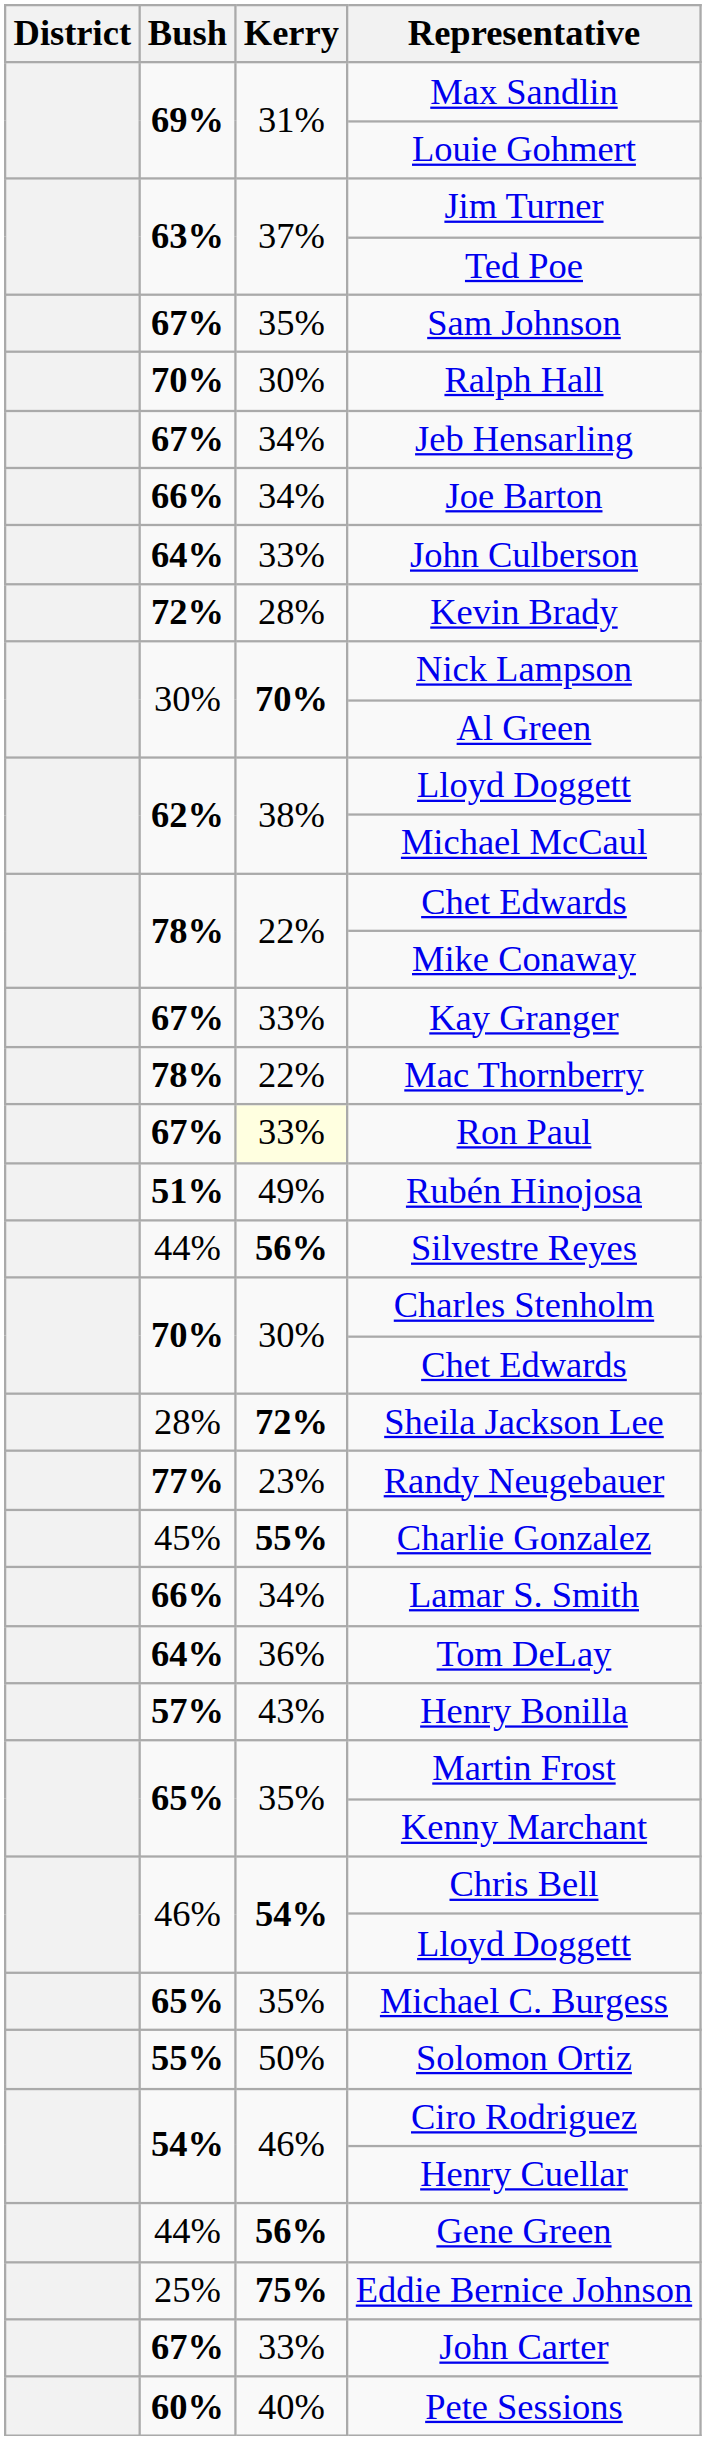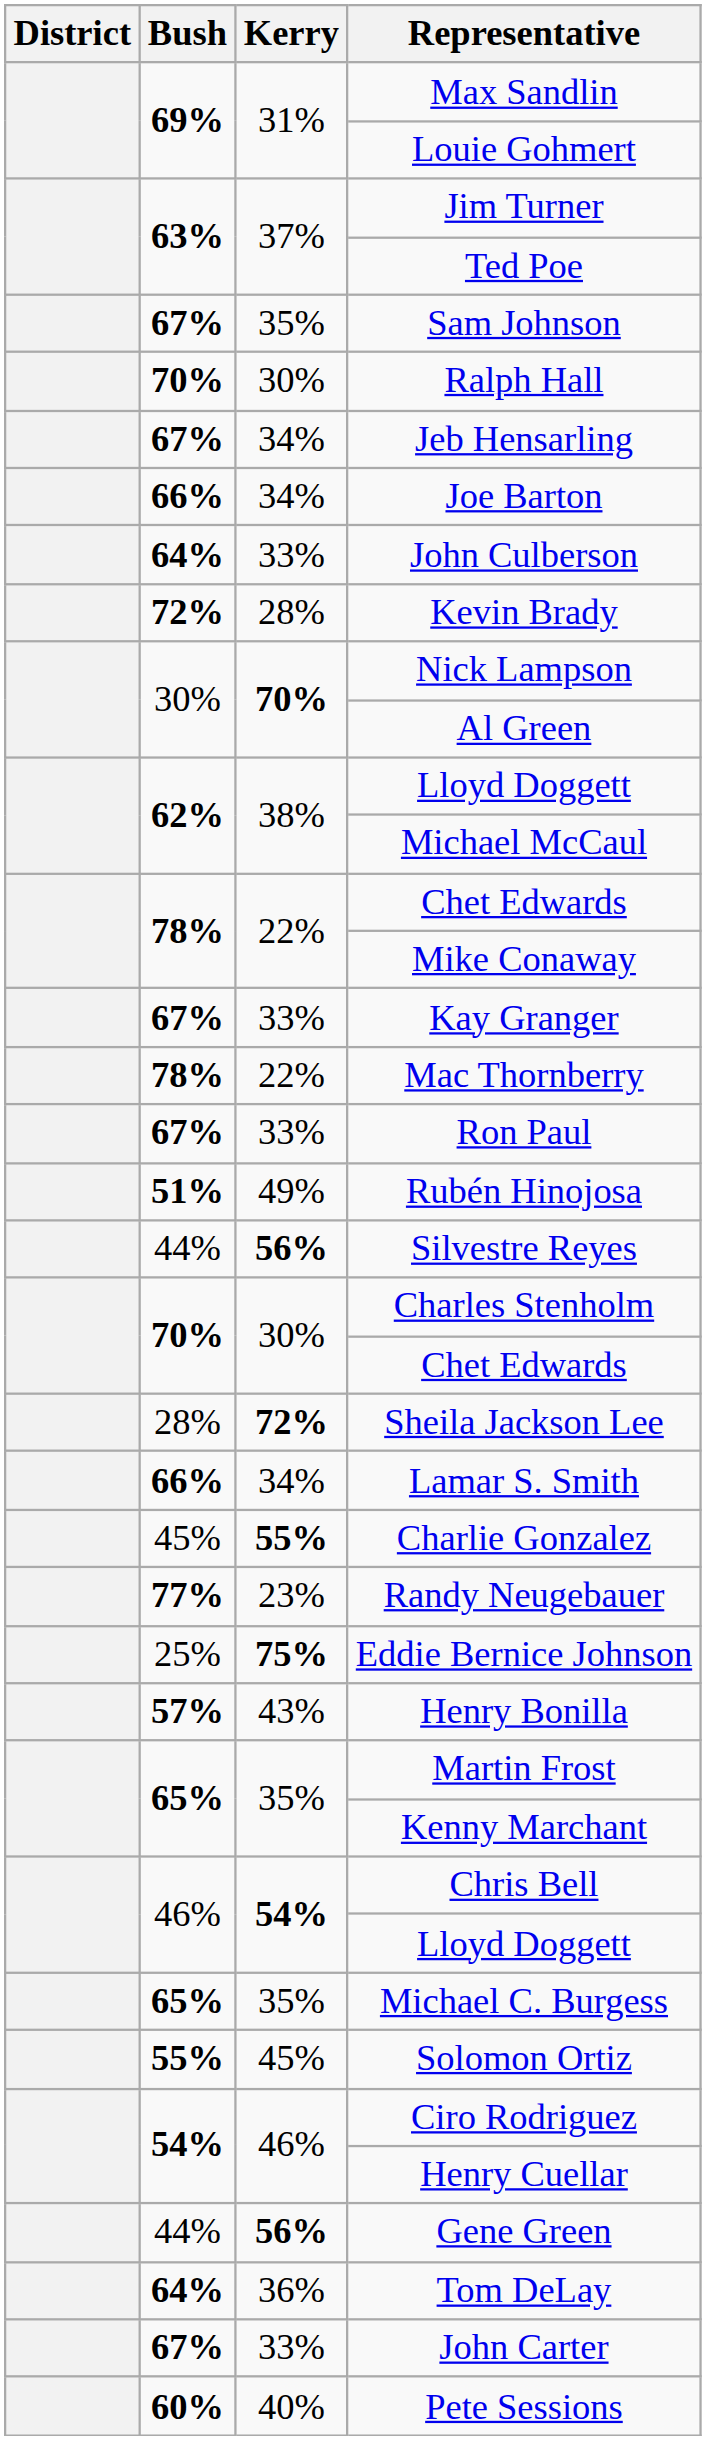(291, 1132) lightyellow background -> (291, 1132) no background
rows swapped: (187, 1479) <-> (187, 1595)
rows swapped: (187, 1653) <-> (187, 2289)
(291, 2058) 50% -> (291, 2058) 45%
